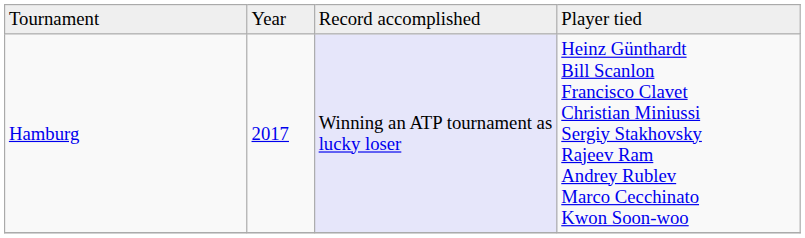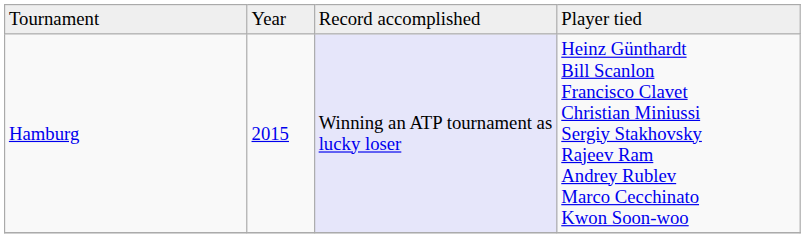(270, 133) 2017 -> (270, 133) 2015
